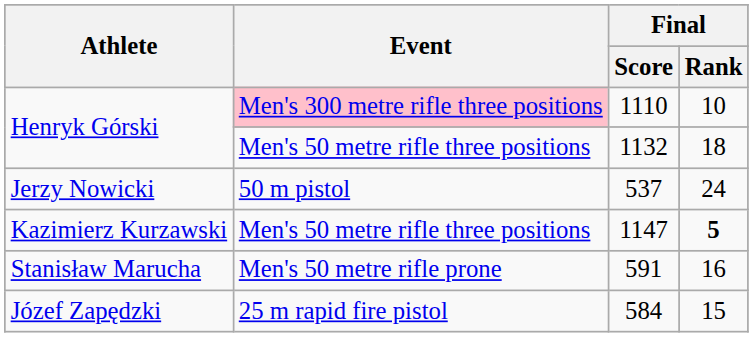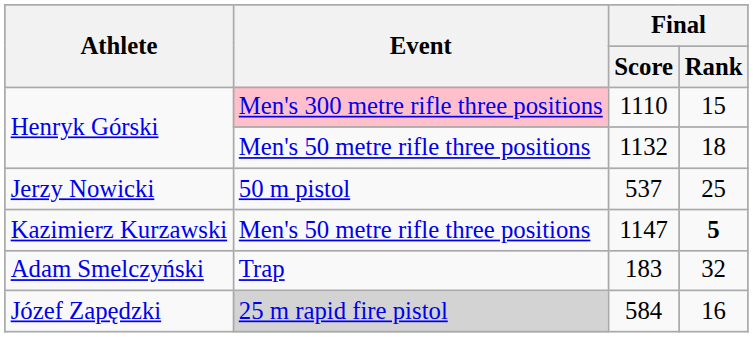(714, 107) 10 -> (714, 107) 15
(714, 188) 24 -> (714, 188) 25
- row: (644, 270)
+ row: (644, 270)
(343, 311) no background -> (343, 311) lightgrey background
(714, 311) 15 -> (714, 311) 16
